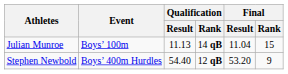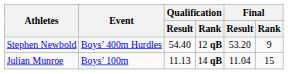rows swapped: (35, 45) <-> (42, 61)
